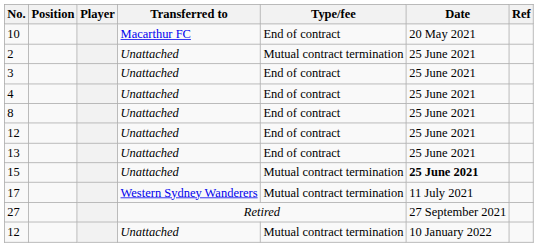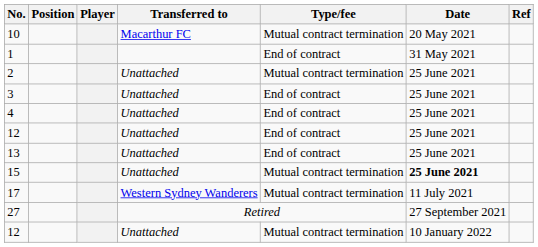(302, 34) End of contract -> (333, 34) Mutual contract termination
+ row: (10, 53)
- row: (10, 113)
